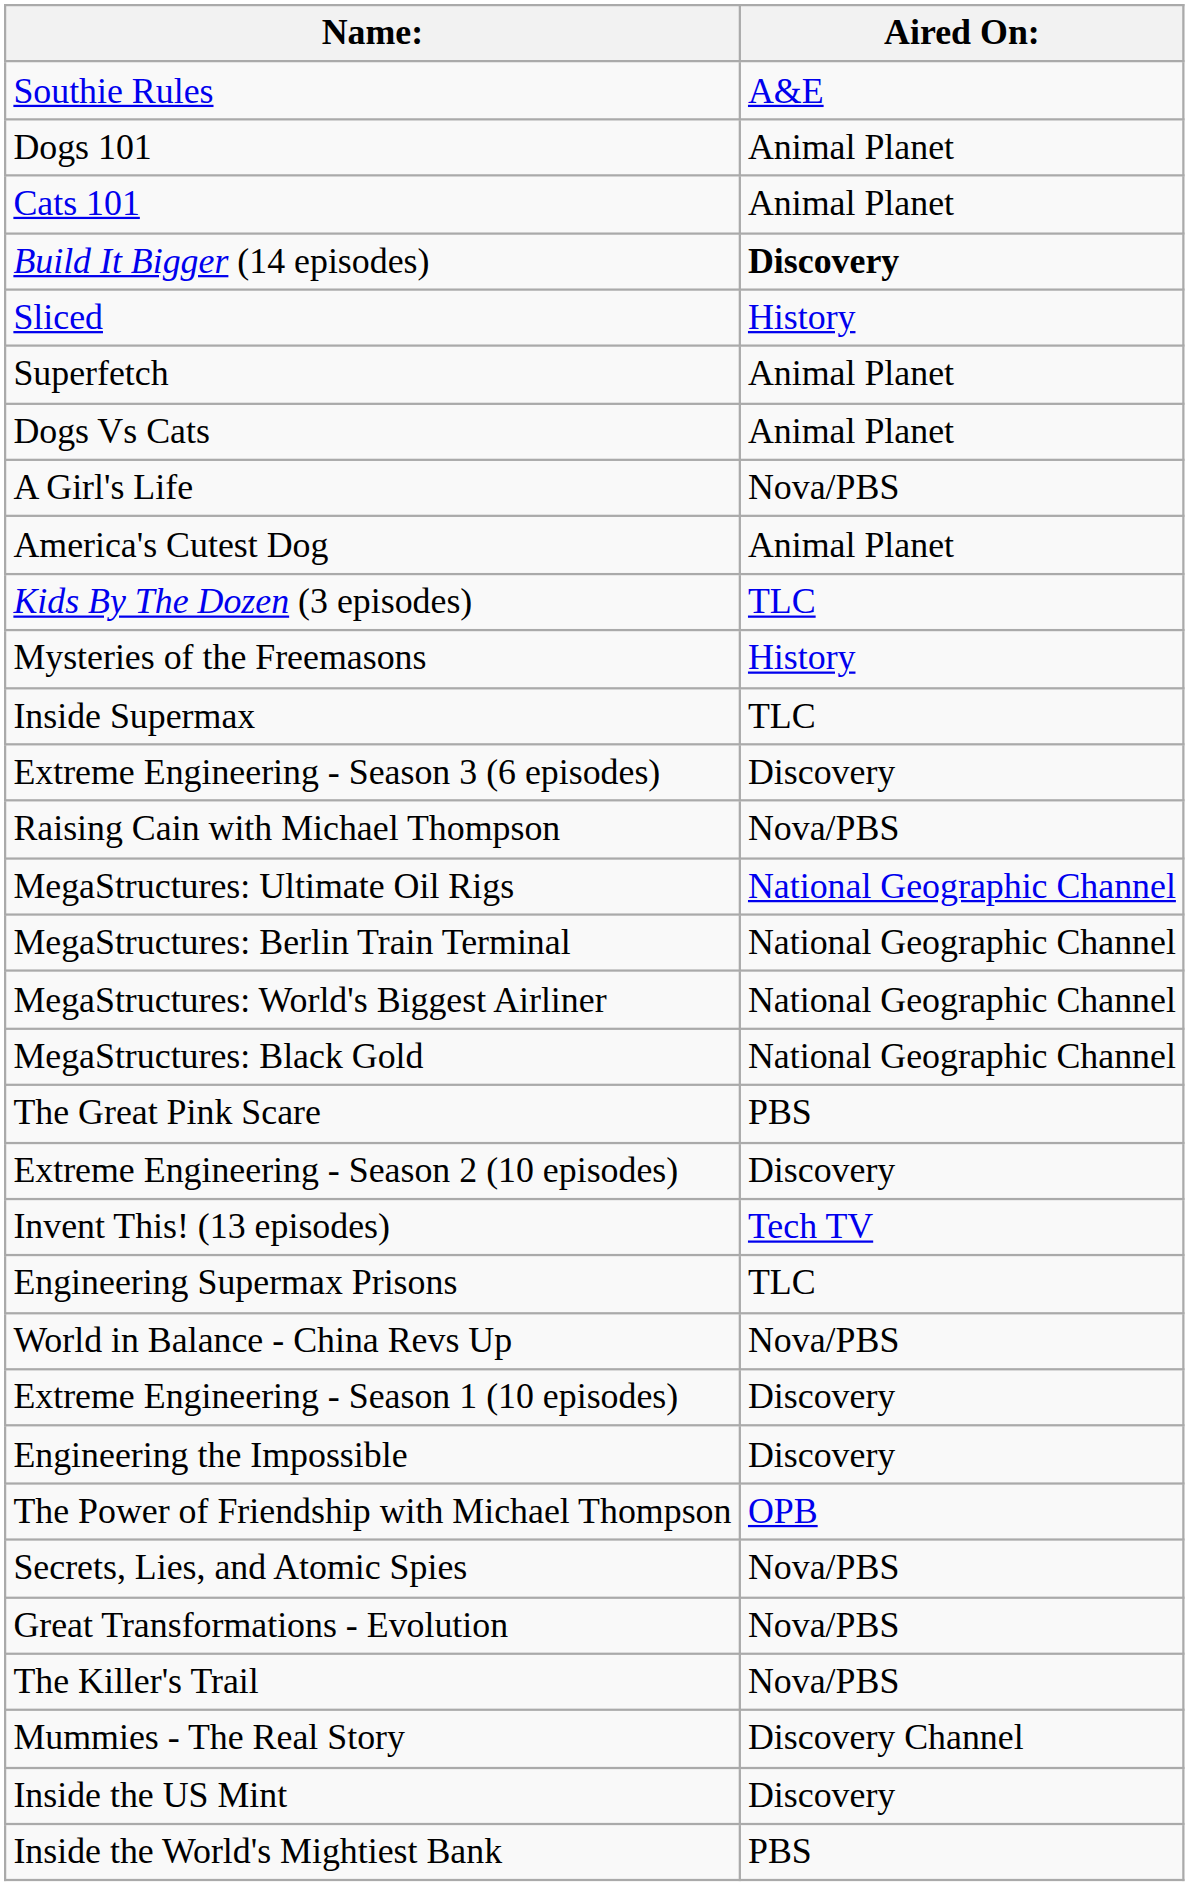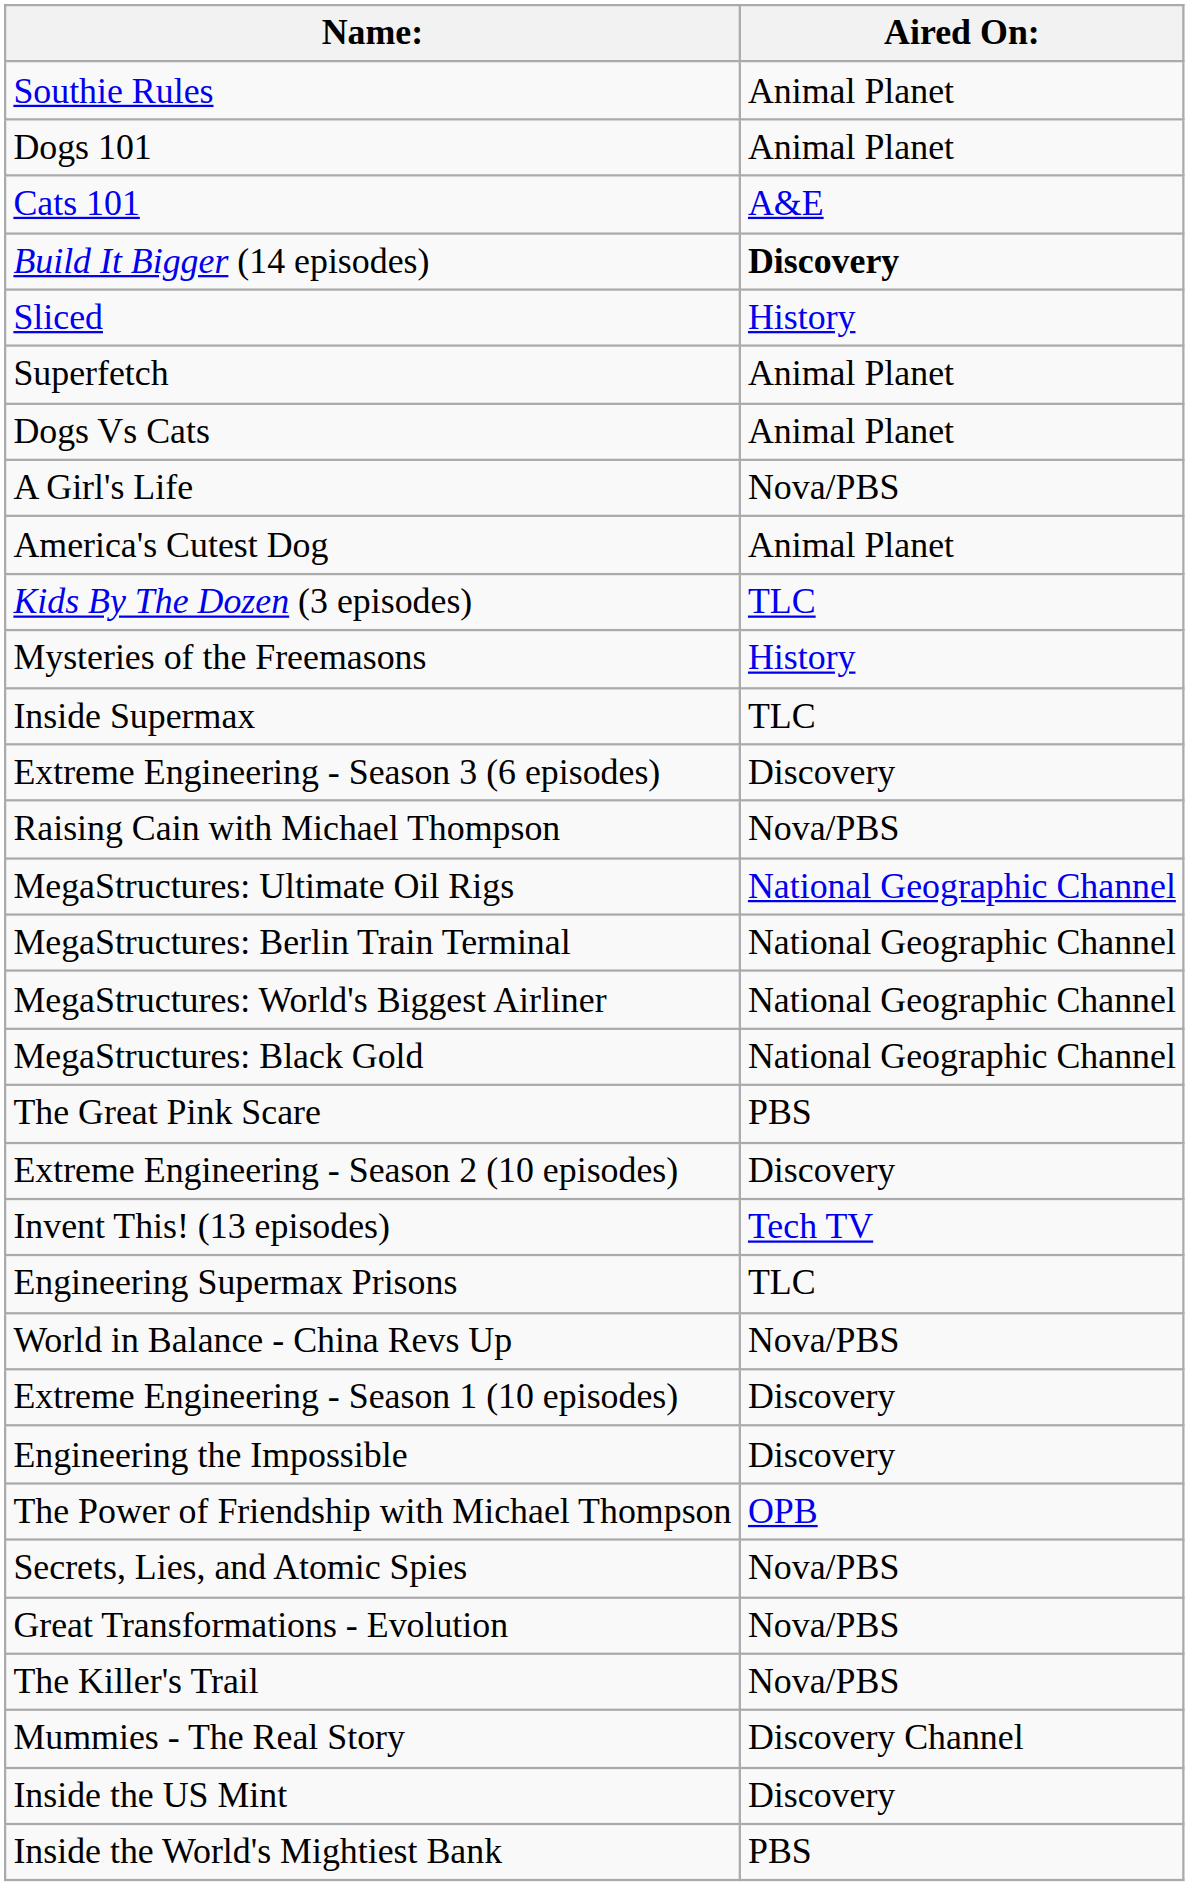(786, 89) A&E -> (851, 89) Animal Planet
(851, 203) Animal Planet -> (786, 203) A&E
